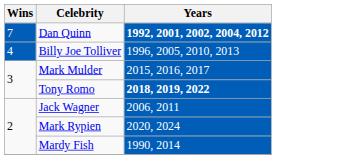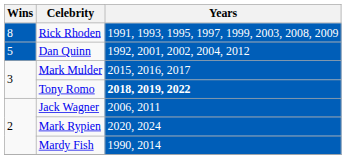+ row: (70, 32)
(20, 33) 7 -> (20, 51) 5
(198, 33) bold -> (223, 51) normal
- row: (80, 51)
